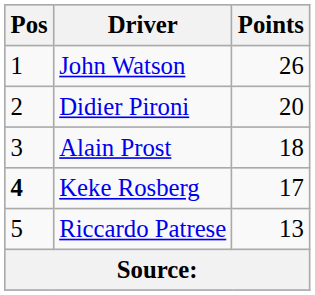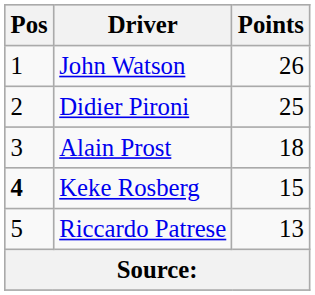(291, 106) 20 -> (291, 106) 25
(291, 188) 17 -> (291, 188) 15
